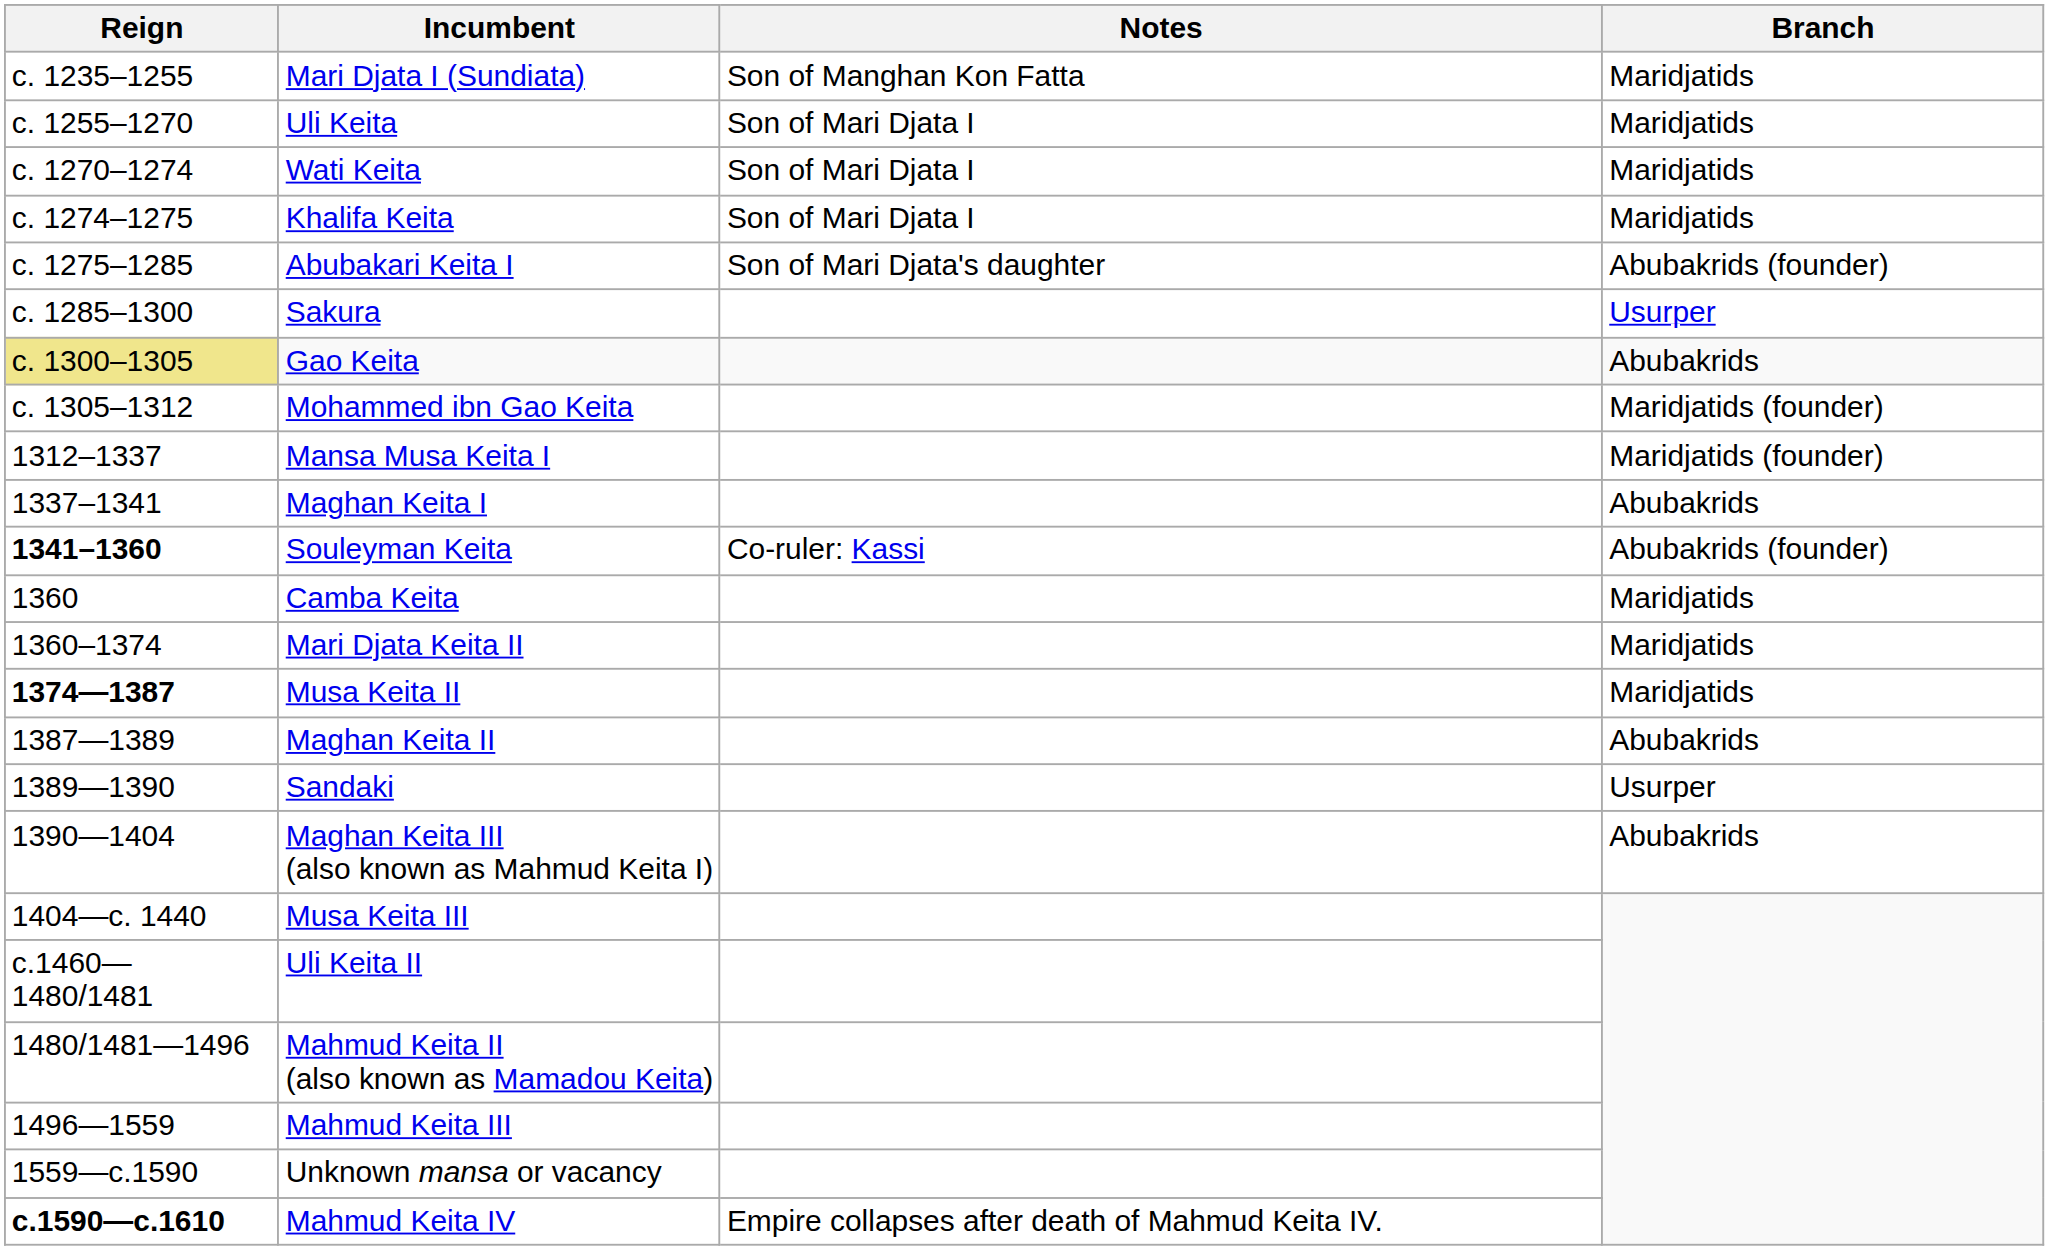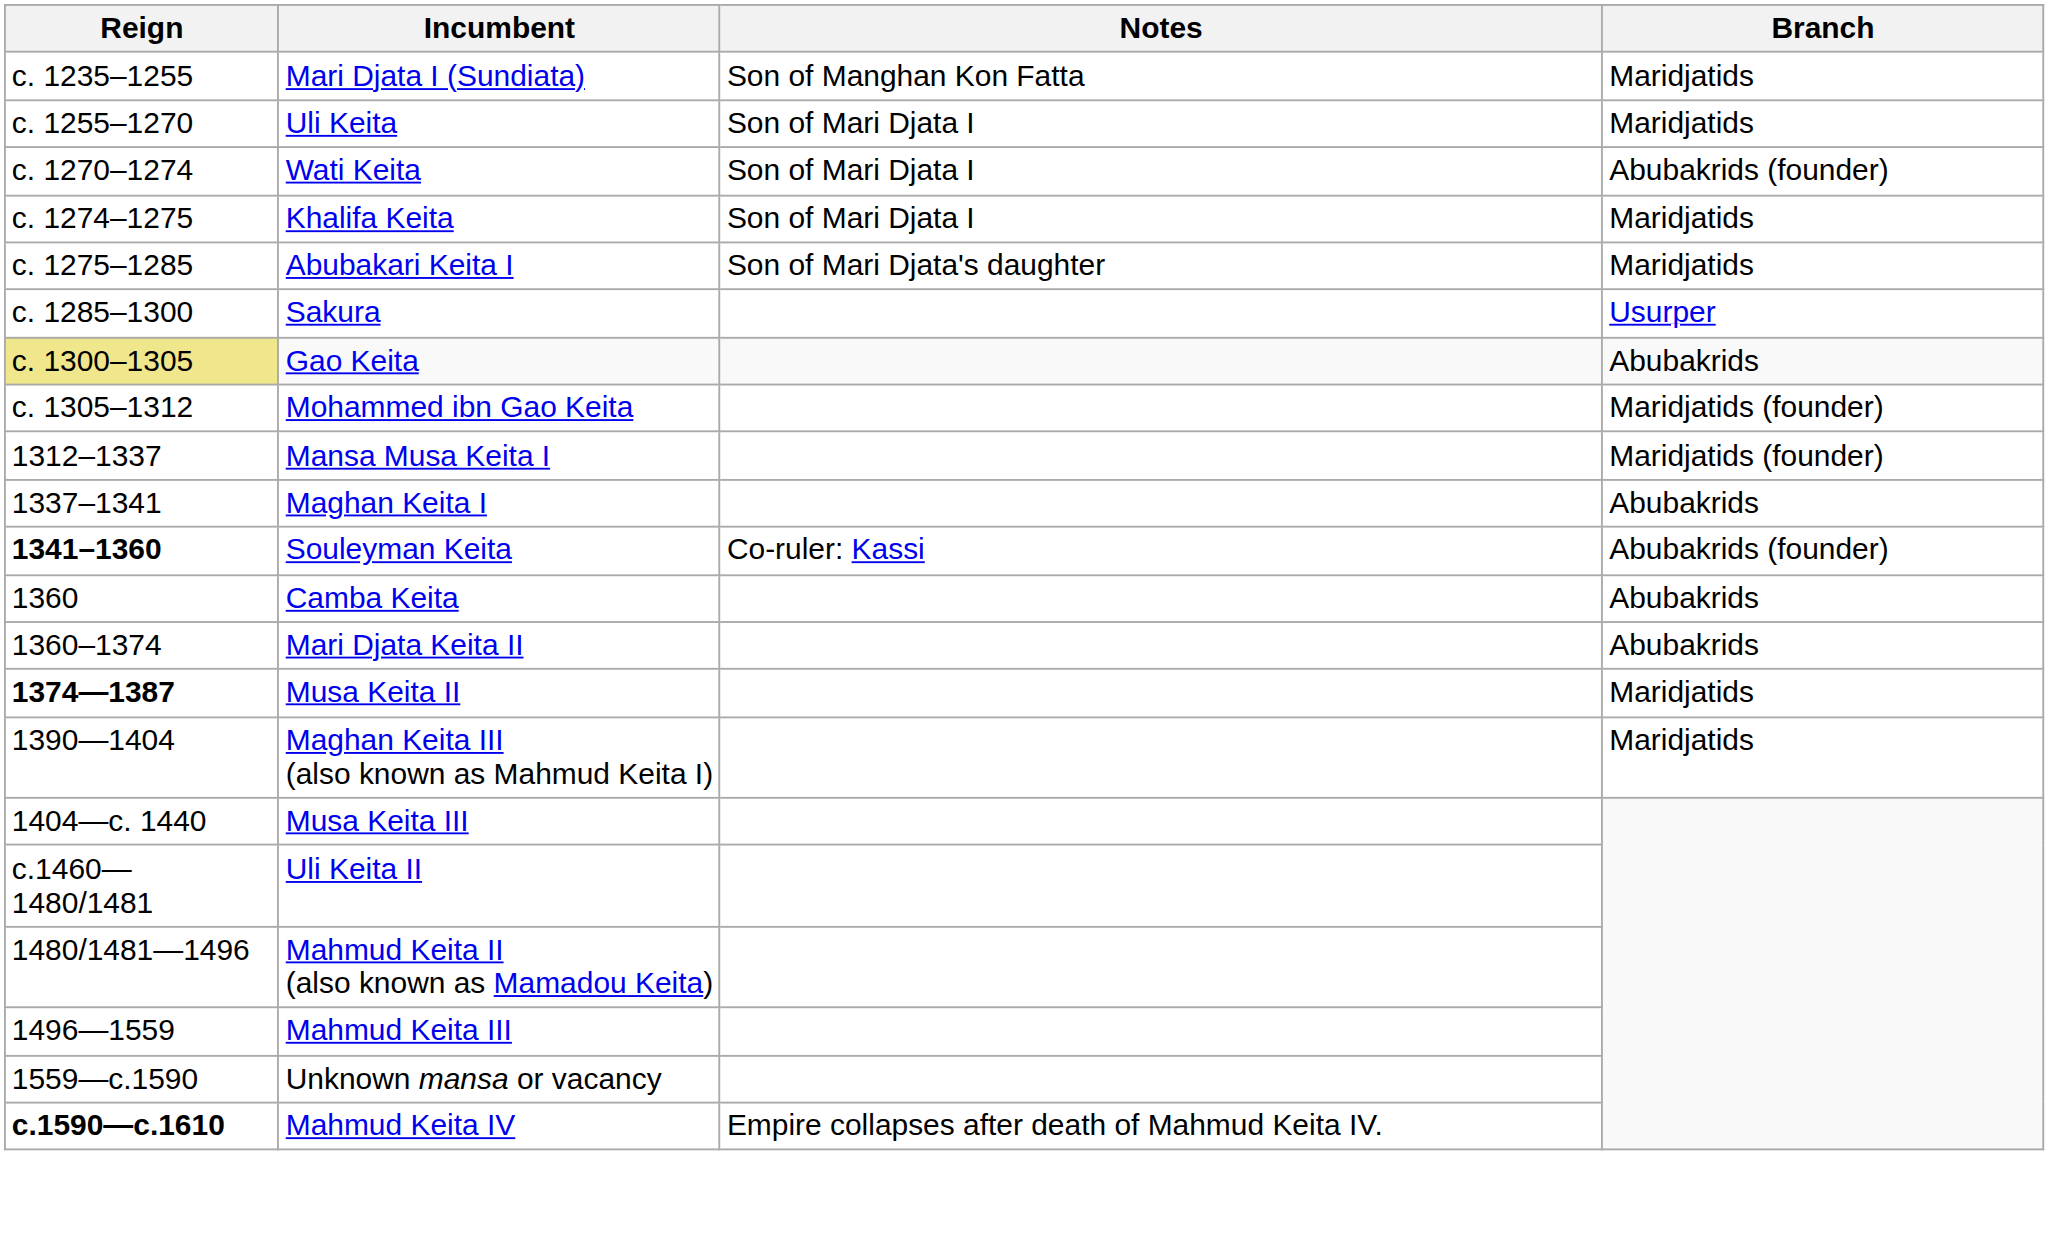(1682, 170) Maridjatids -> (1749, 170) Abubakrids (founder)
(1749, 265) Abubakrids (founder) -> (1682, 265) Maridjatids
(1682, 597) Maridjatids -> (1684, 597) Abubakrids
(1682, 645) Maridjatids -> (1684, 645) Abubakrids
- row: (391, 739)
- row: (340, 787)
(1684, 834) Abubakrids -> (1682, 739) Maridjatids
